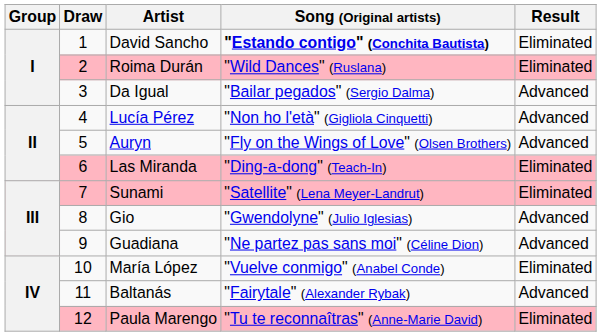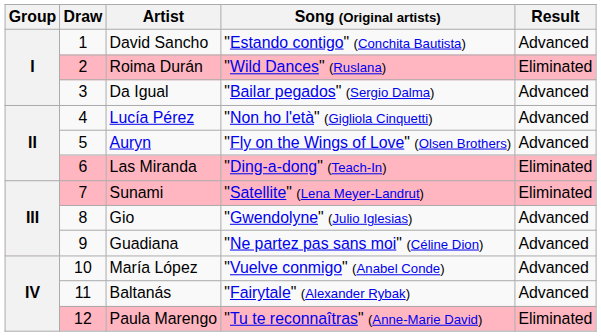(357, 42) bold -> (345, 42) normal
(555, 42) Eliminated -> (554, 42) Advanced
(555, 268) Eliminated -> (554, 268) Advanced
